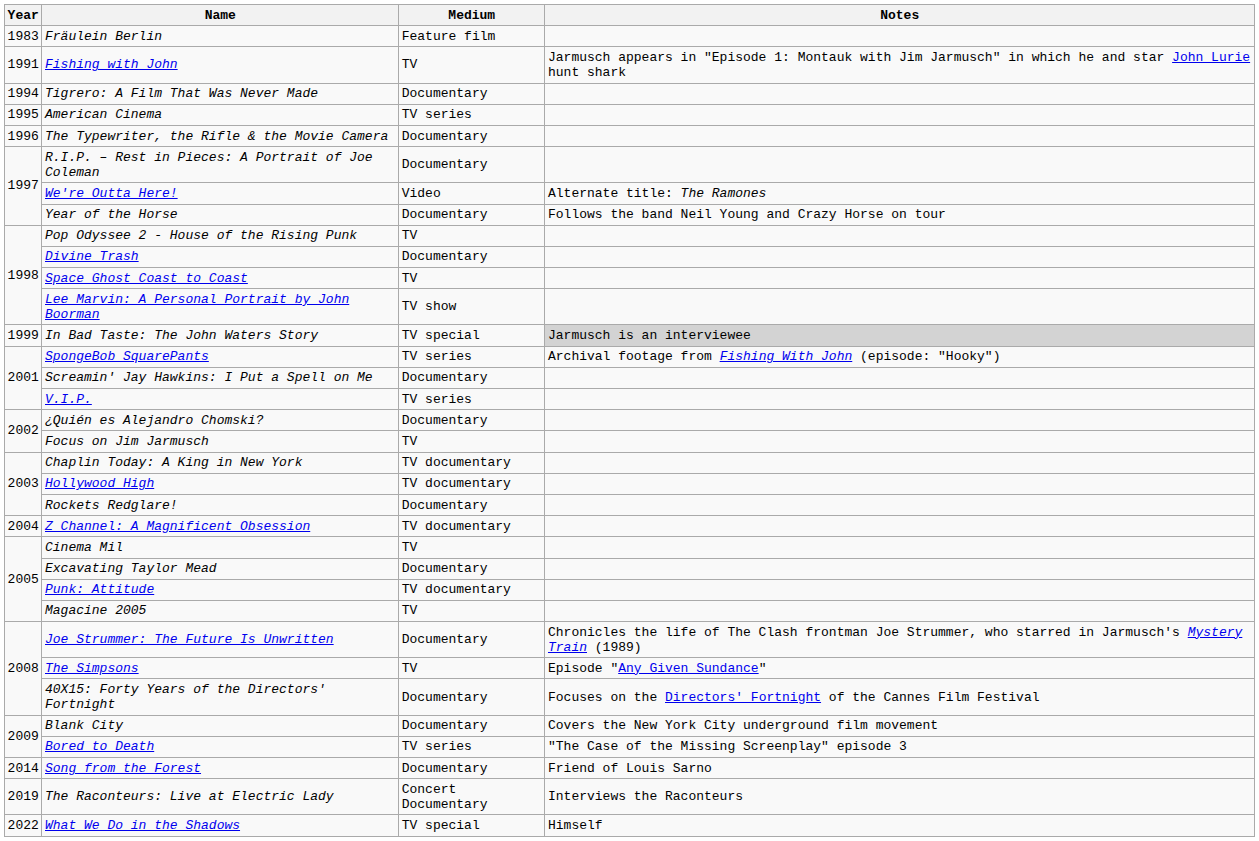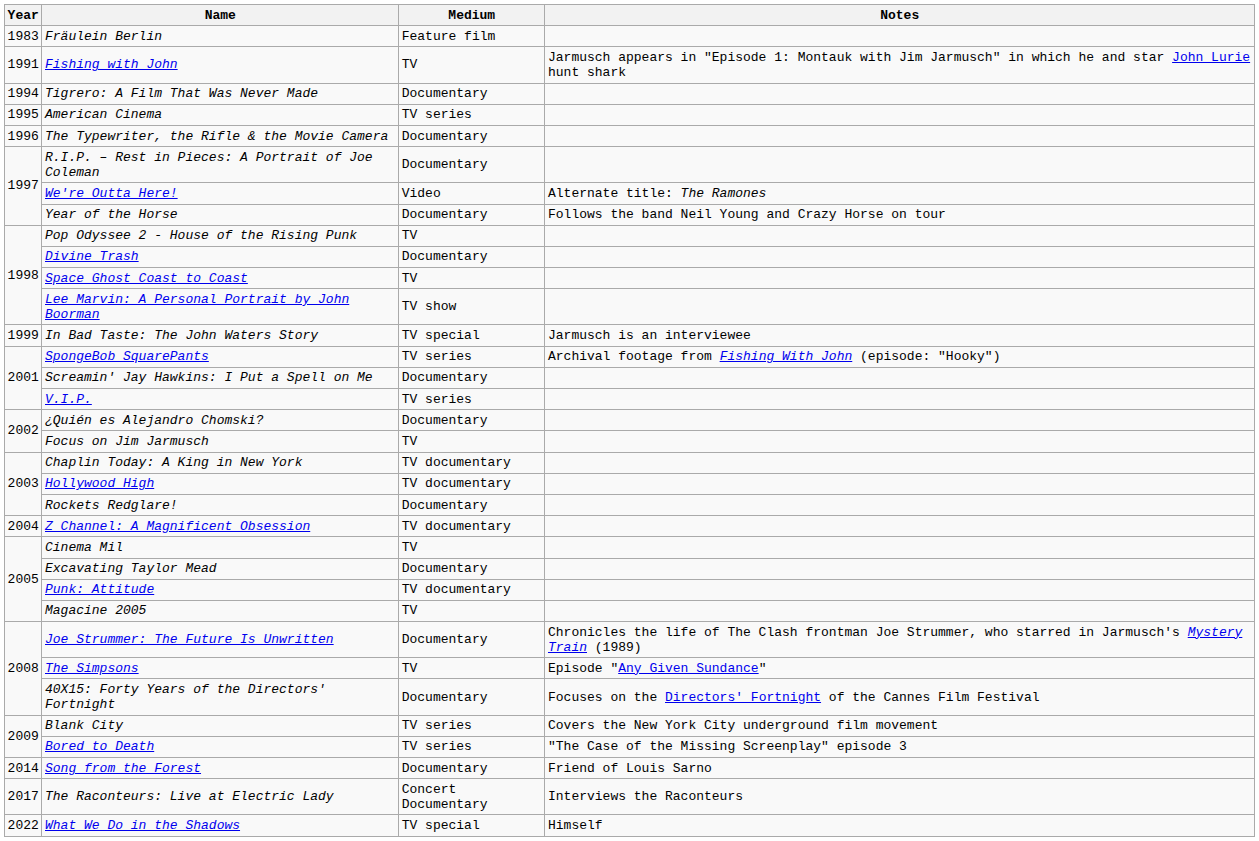(649, 336) lightgrey background -> (649, 336) no background
(445, 726) Documentary -> (437, 726) TV series
(23, 797) 2019 -> (23, 797) 2017
